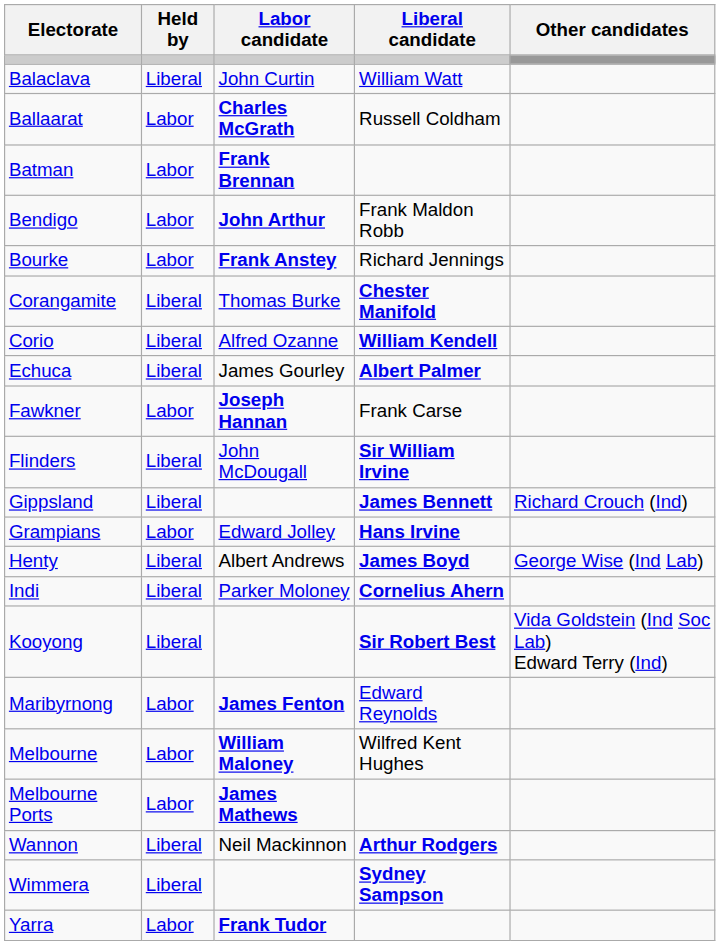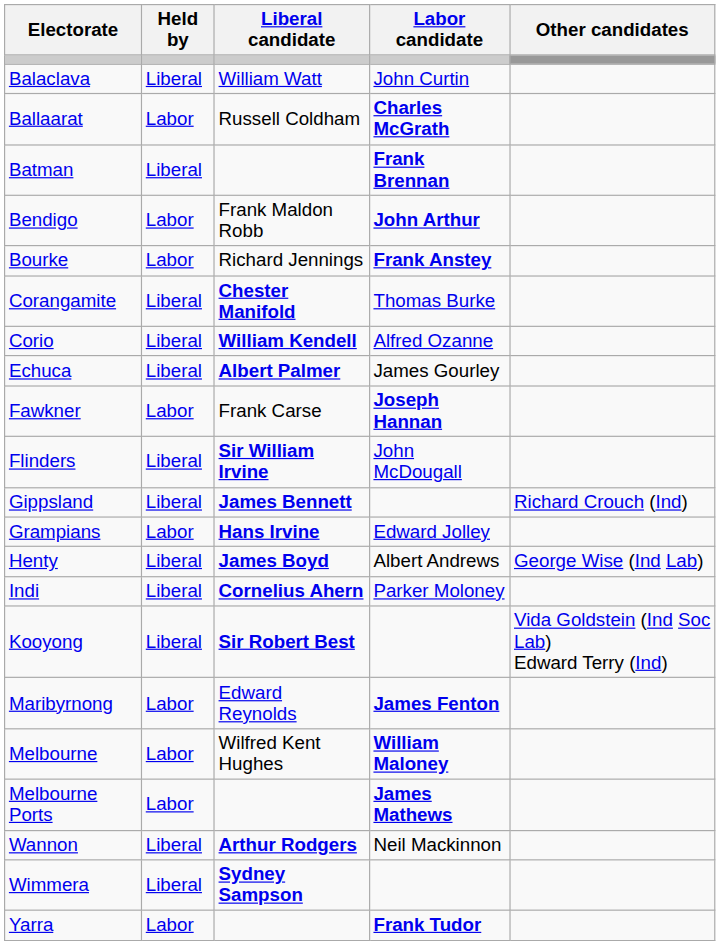columns swapped: (285, 29) <-> (432, 29)
(170, 169) Labor -> (174, 169) Liberal
